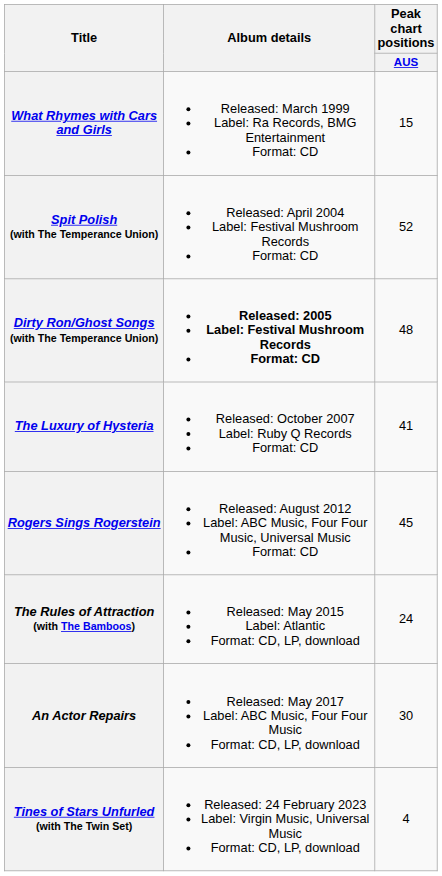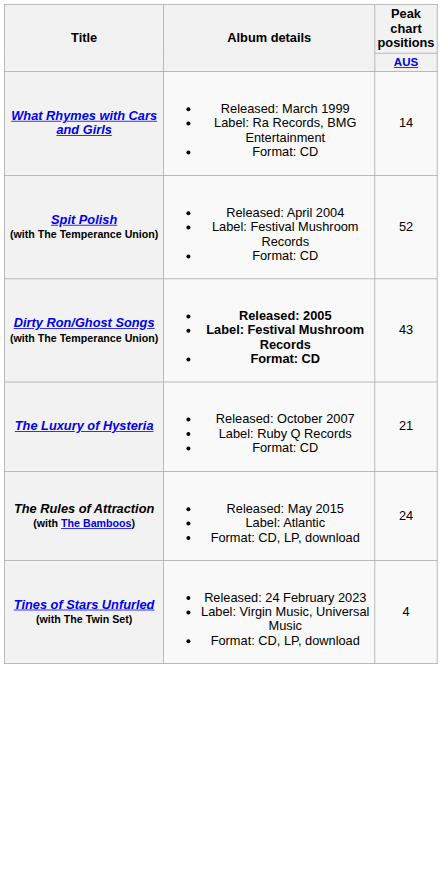(406, 123) 15 -> (406, 123) 14
(406, 330) 48 -> (406, 330) 43
(406, 426) 41 -> (406, 426) 21
- row: (84, 523)
- row: (84, 715)
